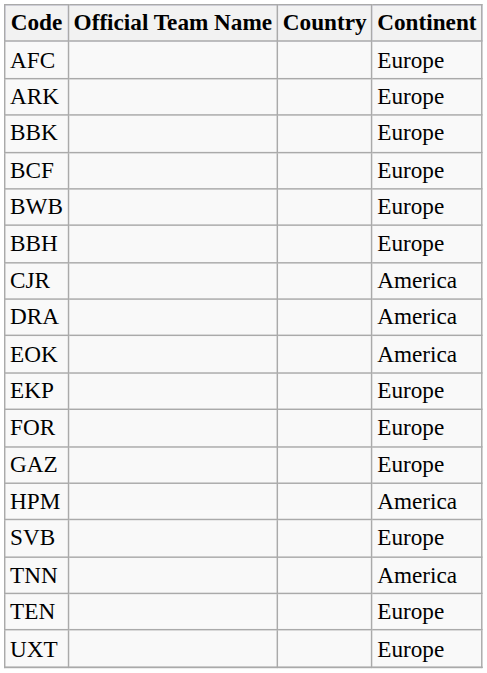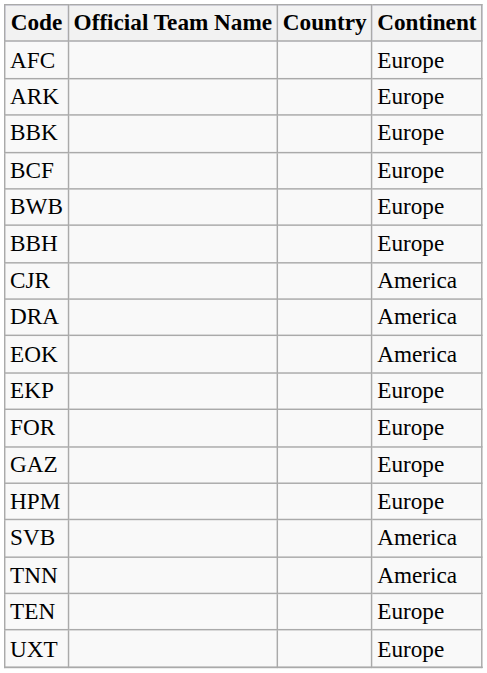(417, 501) America -> (411, 501) Europe
(411, 538) Europe -> (417, 538) America
